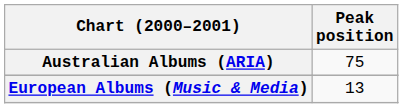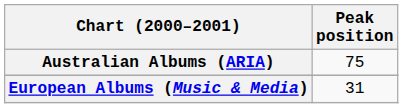(355, 89) 13 -> (355, 89) 31
